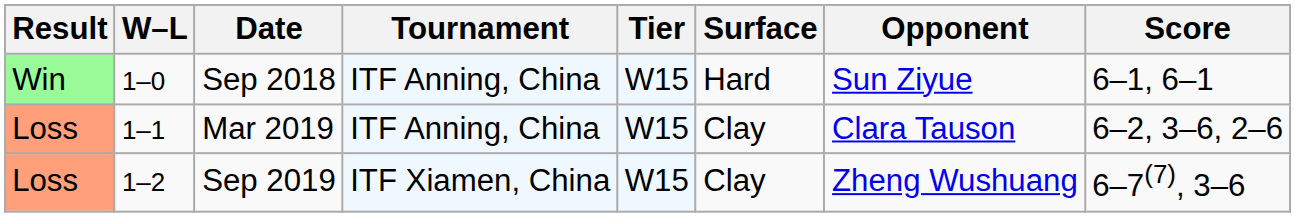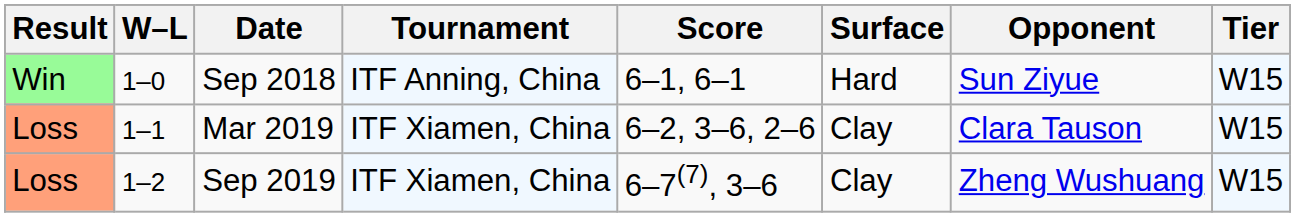columns swapped: (657, 29) <-> (1188, 29)
(475, 128) ITF Anning, China -> (480, 128) ITF Xiamen, China
